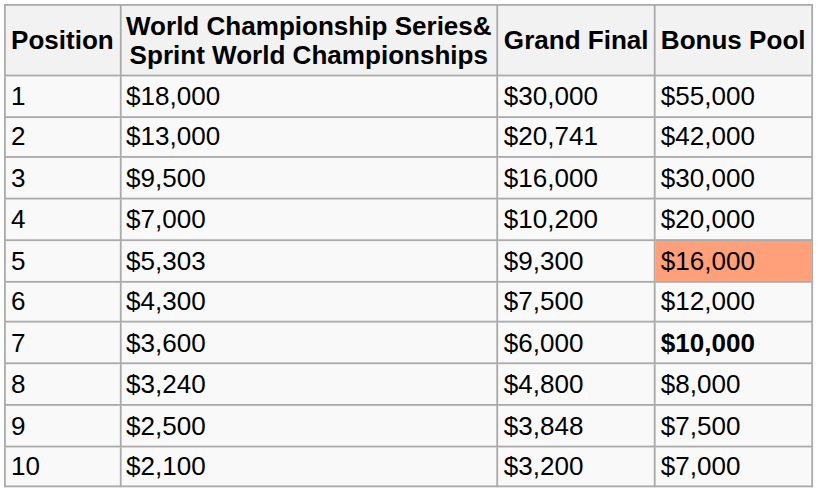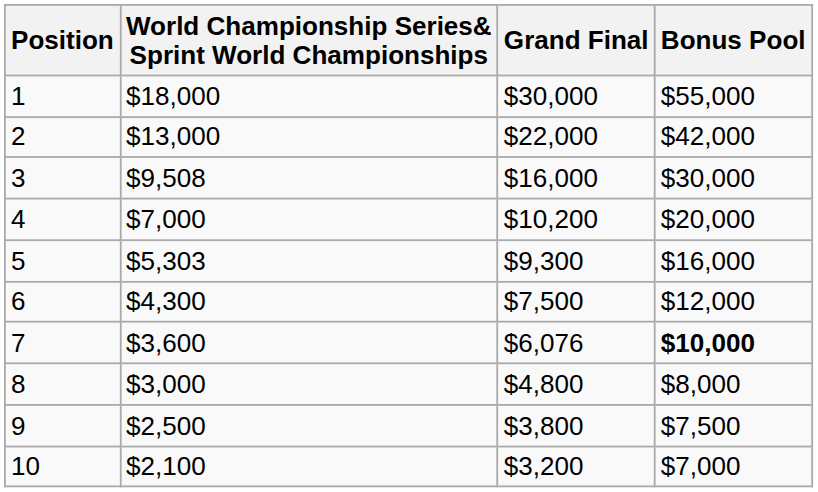(551, 137) $20,741 -> (551, 137) $22,000
(166, 178) $9,500 -> (166, 178) $9,508
(708, 261) lightsalmon background -> (708, 261) no background
(544, 343) $6,000 -> (544, 343) $6,076
(166, 384) $3,240 -> (166, 384) $3,000
(544, 425) $3,848 -> (544, 425) $3,800
